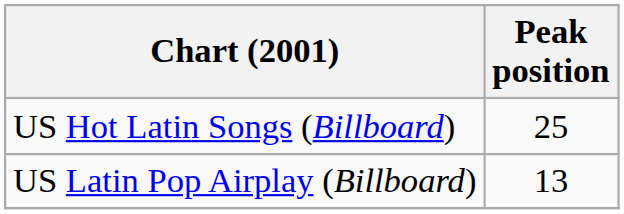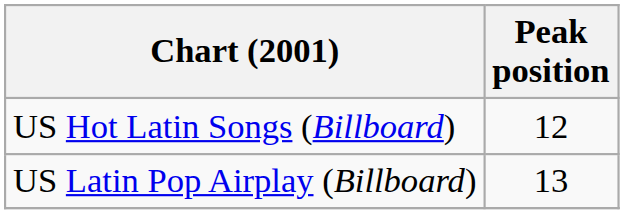(551, 125) 25 -> (551, 125) 12
